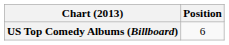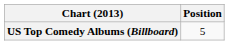(203, 31) 6 -> (203, 31) 5
